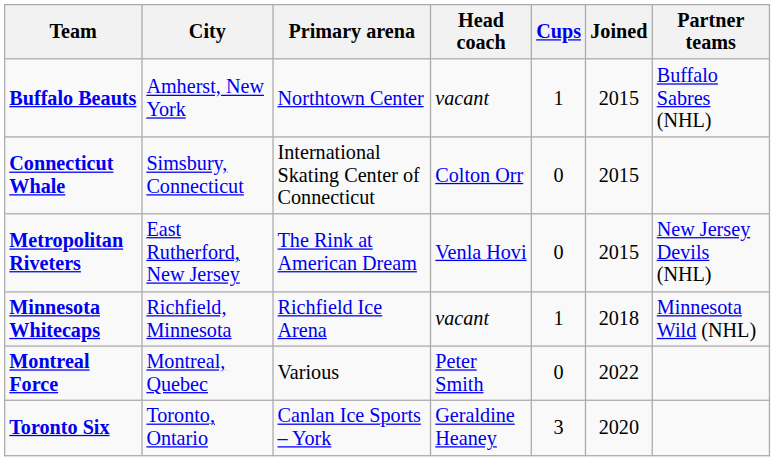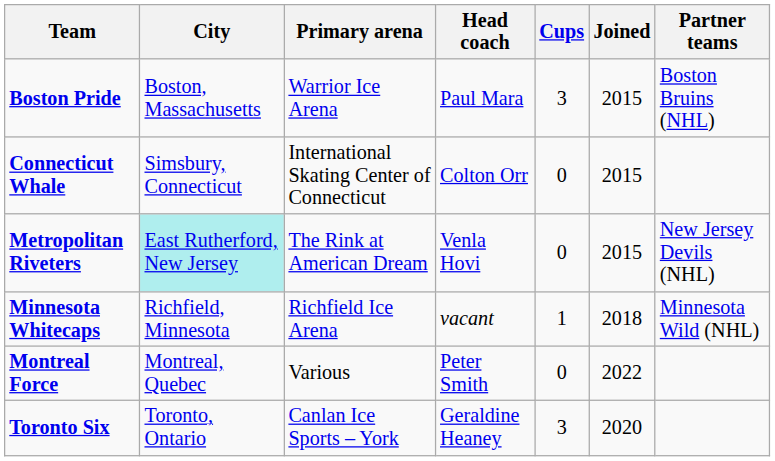+ row: (65, 97)
- row: (73, 97)
(193, 252) no background -> (211, 252) paleturquoise background
